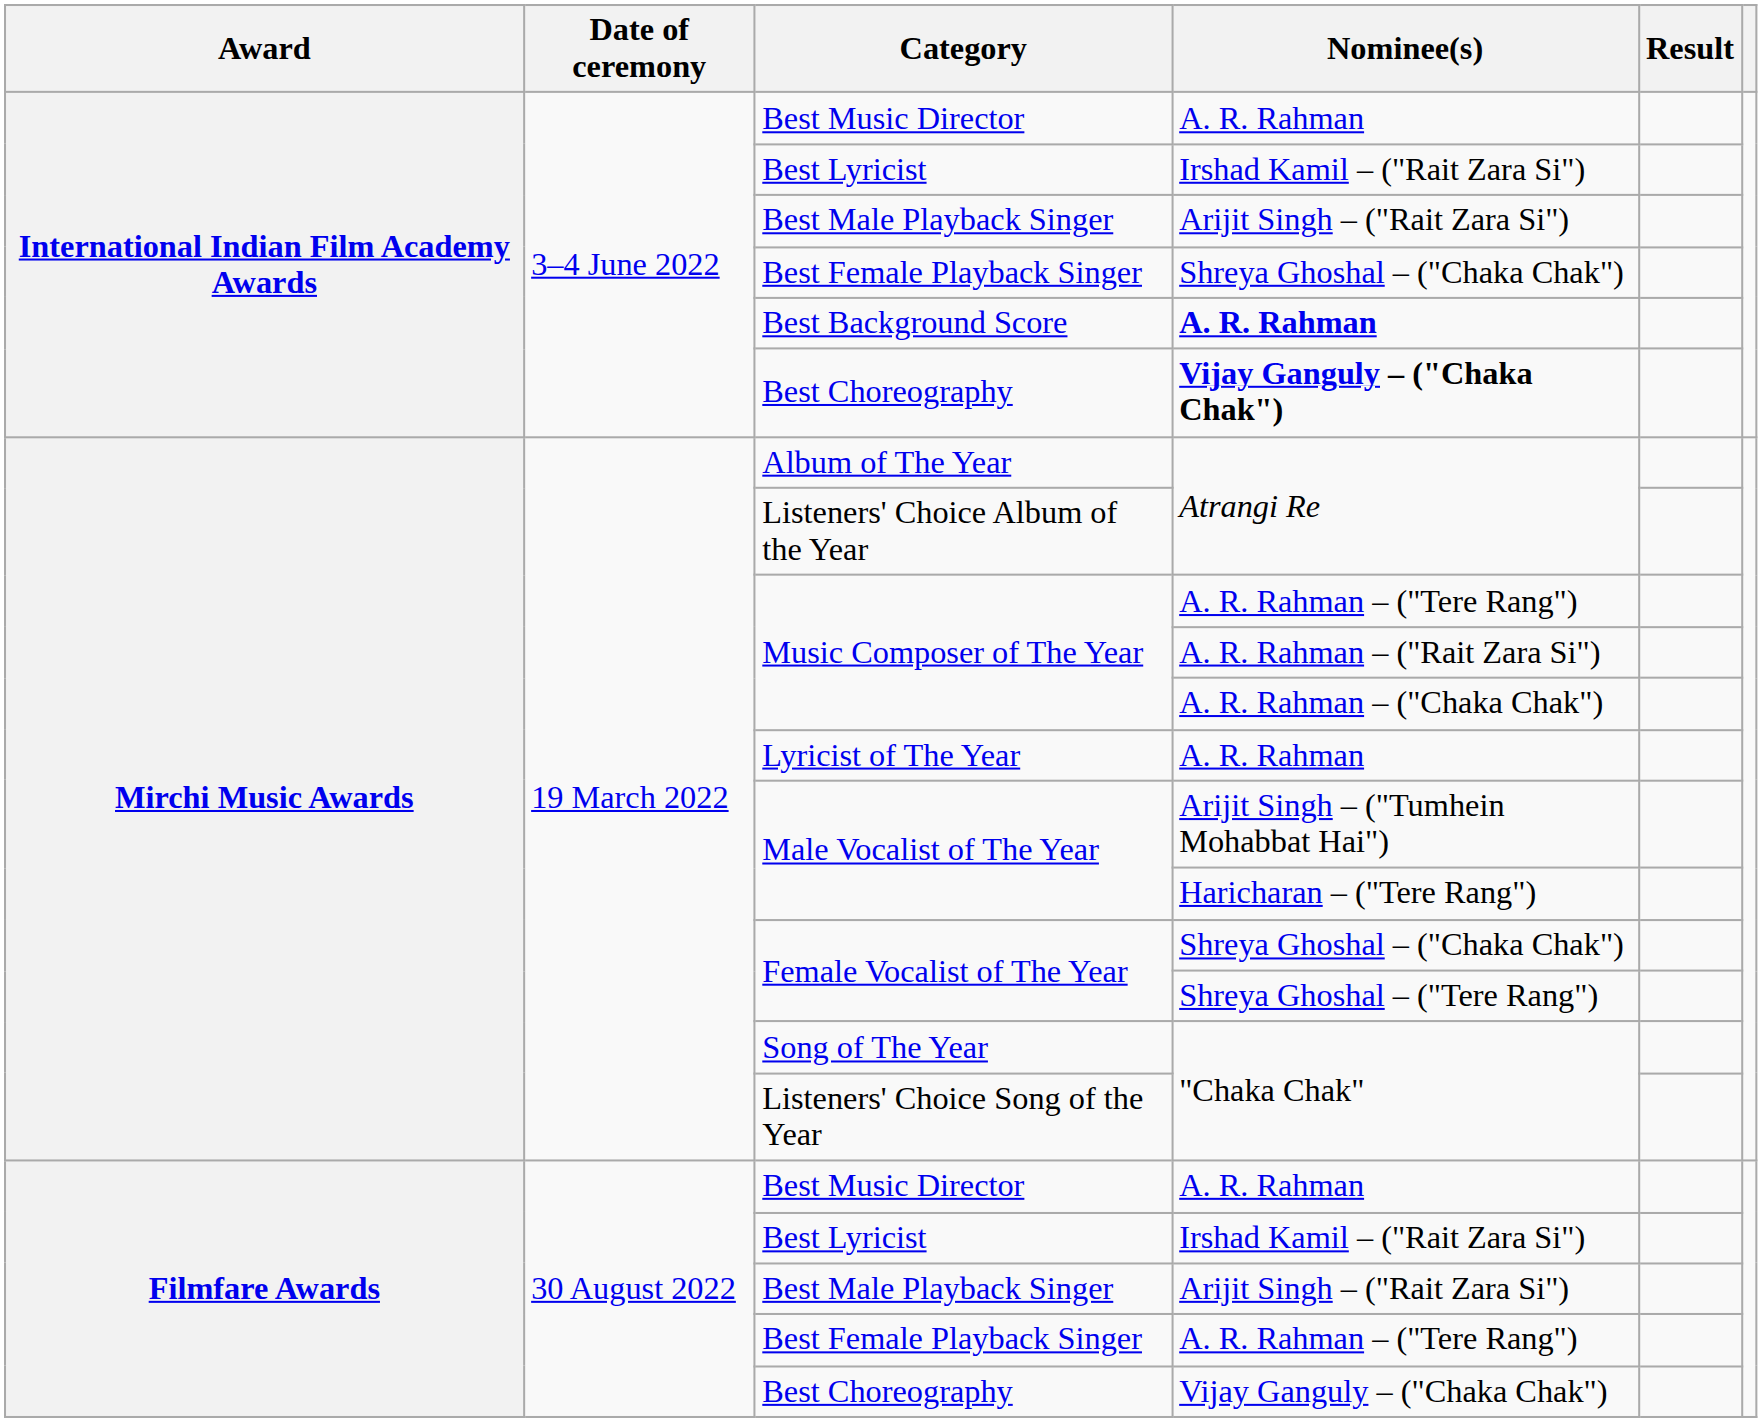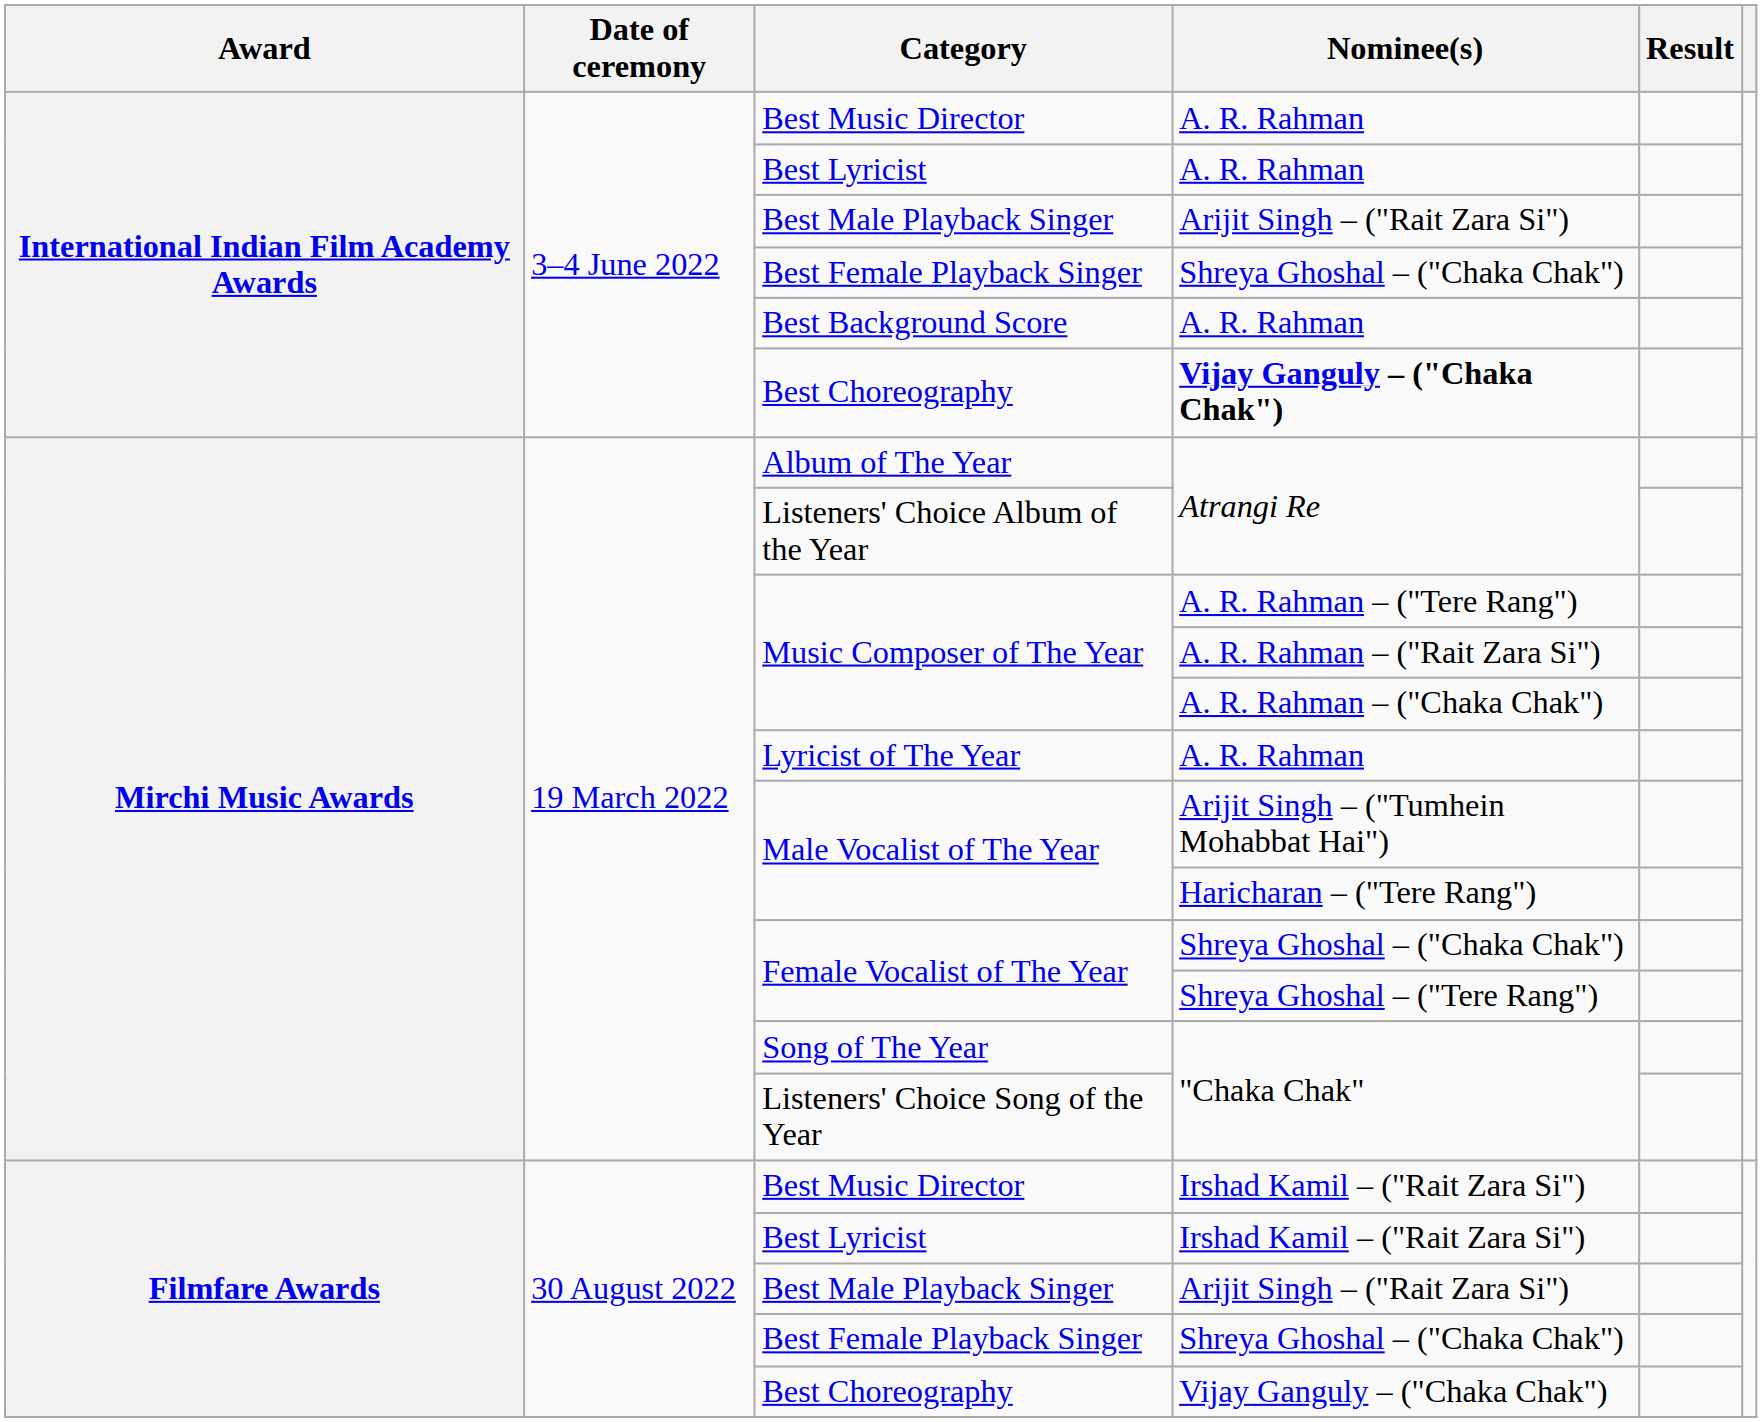(1382, 169) Irshad Kamil – ("Rait Zara Si") -> (1272, 169) A. R. Rahman
(1278, 322) bold -> (1272, 322) normal
(1272, 1185) A. R. Rahman -> (1382, 1185) Irshad Kamil – ("Rait Zara Si")
(1378, 1339) A. R. Rahman – ("Tere Rang") -> (1402, 1339) Shreya Ghoshal – ("Chaka Chak")
